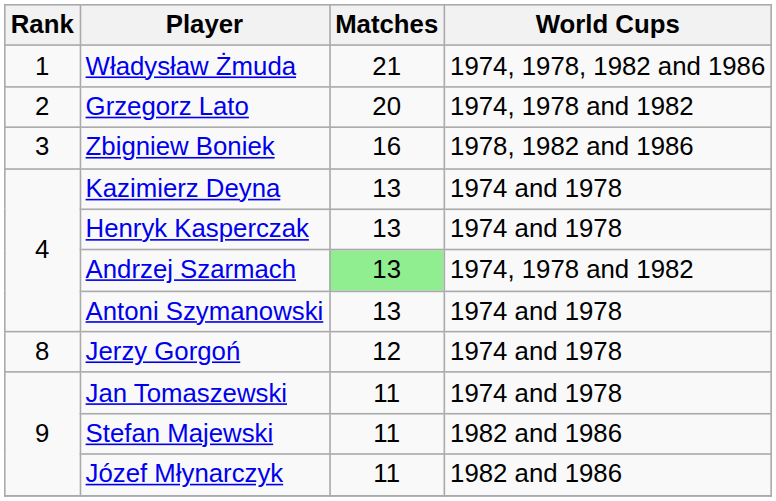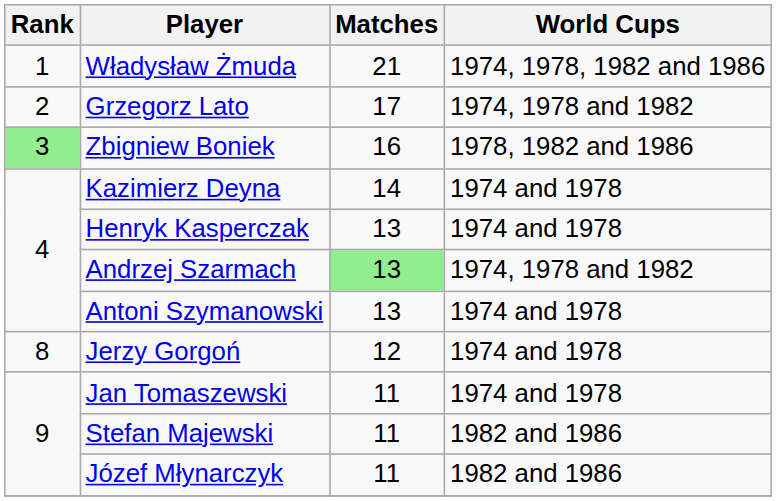(387, 106) 20 -> (387, 106) 17
(42, 147) no background -> (42, 147) lightgreen background
(387, 188) 13 -> (387, 188) 14
